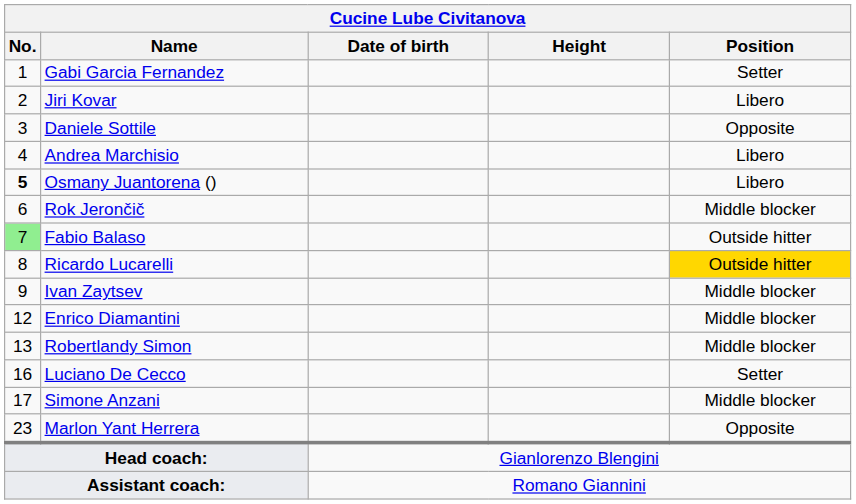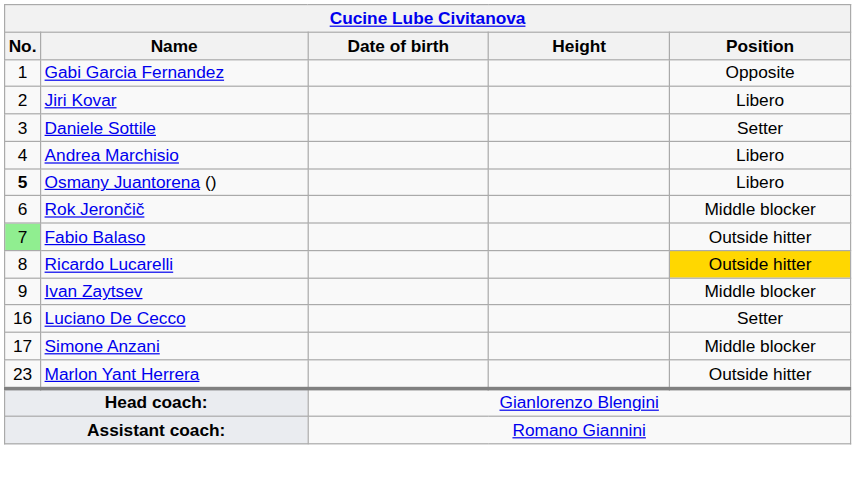(760, 73) Setter -> (760, 73) Opposite
(760, 128) Opposite -> (760, 128) Setter
- row: (112, 319)
- row: (118, 346)
(760, 428) Opposite -> (760, 374) Outside hitter
